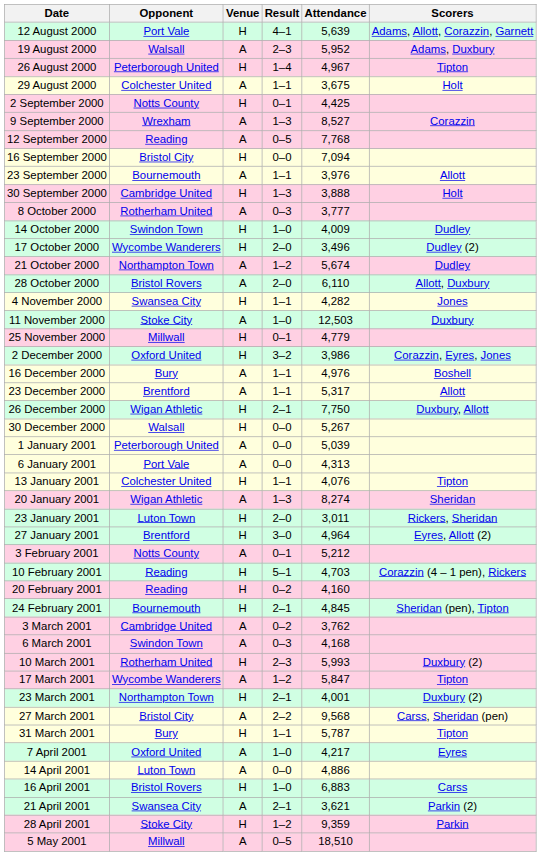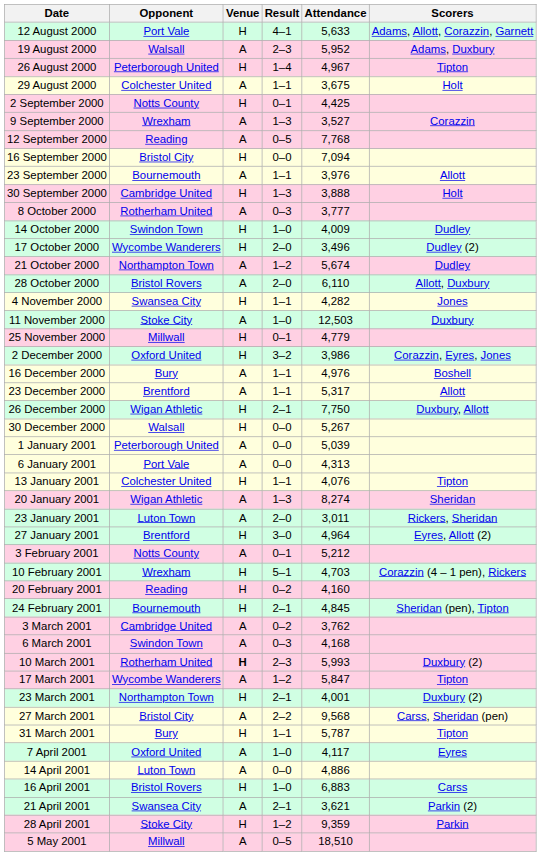(336, 31) 5,639 -> (336, 31) 5,633
(336, 121) 8,527 -> (336, 121) 3,527
(243, 517) H -> (243, 517) A
(166, 572) Reading -> (166, 572) Wrexham
(243, 662) normal -> (243, 662) bold
(336, 752) 4,217 -> (336, 752) 4,117
